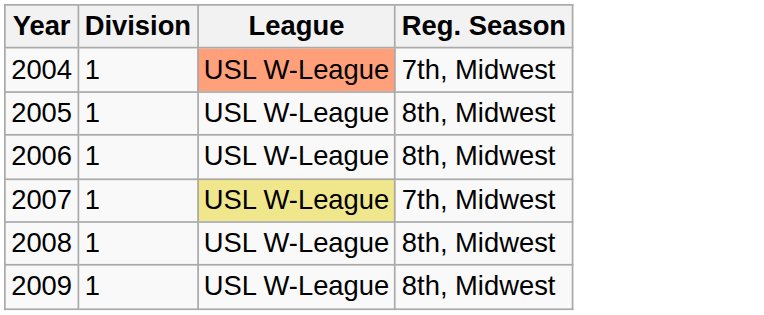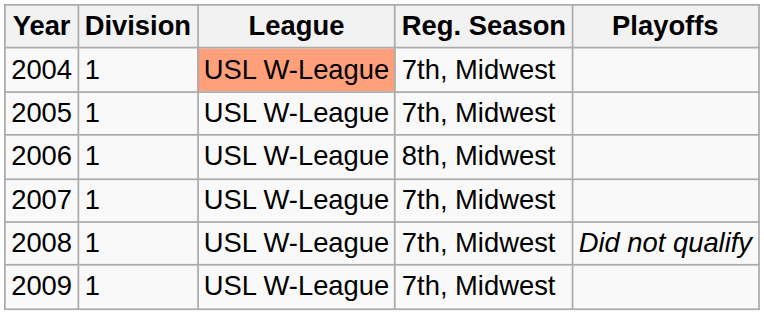+ column: (665, 26)
(479, 112) 8th, Midwest -> (479, 112) 7th, Midwest
(296, 199) khaki background -> (296, 199) no background
(479, 243) 8th, Midwest -> (479, 243) 7th, Midwest
(479, 286) 8th, Midwest -> (479, 286) 7th, Midwest
